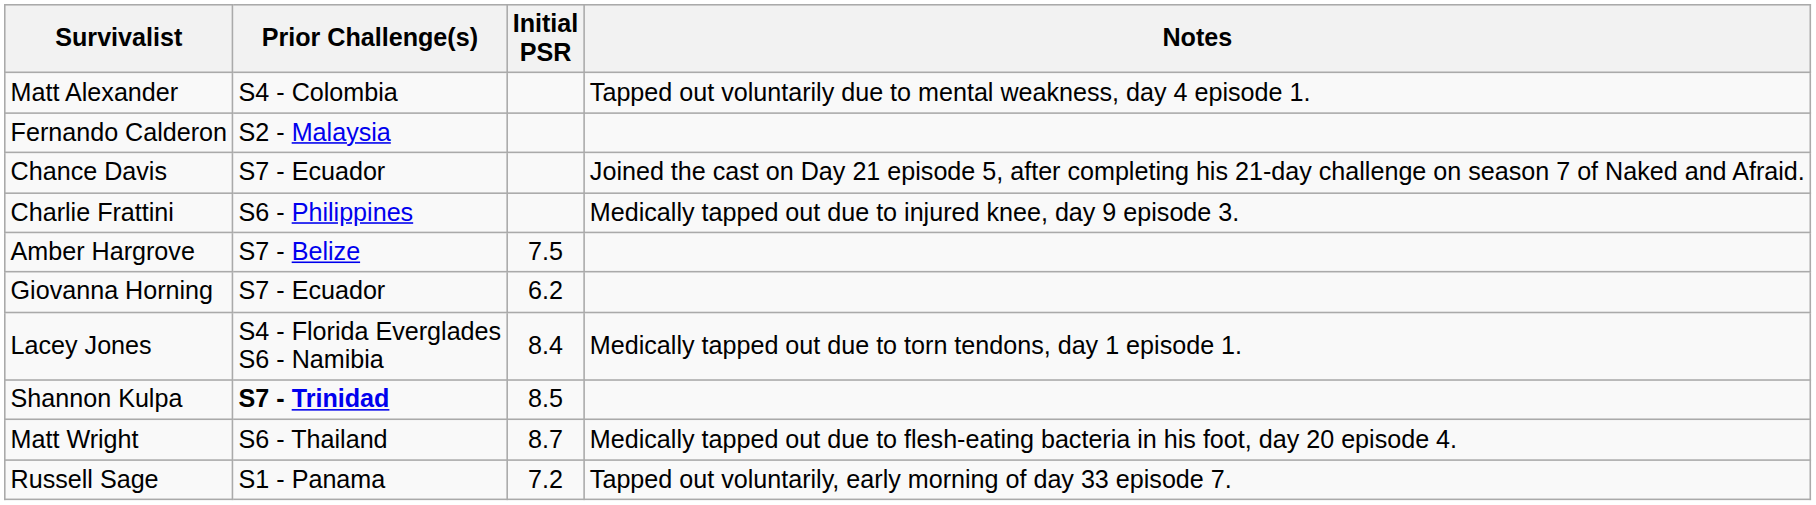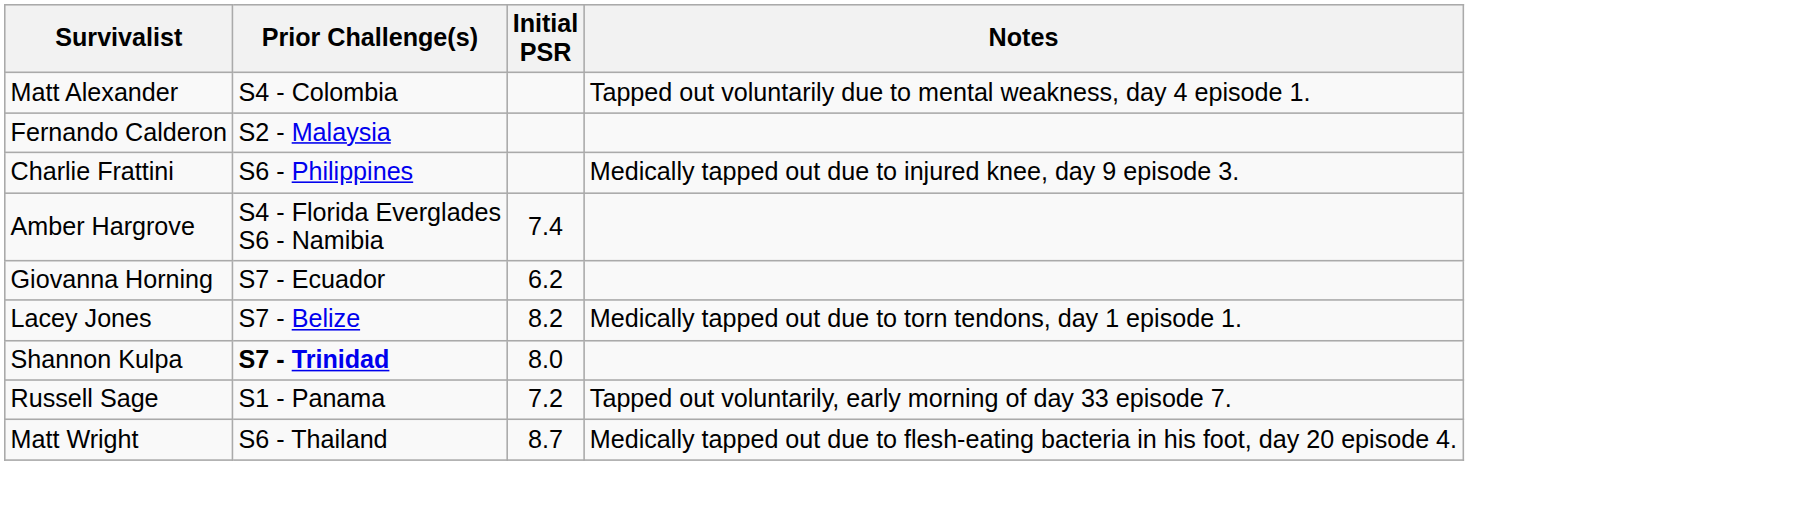- row: (89, 172)
(299, 251) S7 - Belize -> (370, 226) S4 - Florida Everglades S6 - Namibia
(545, 251) 7.5 -> (545, 226) 7.4
(370, 345) S4 - Florida Everglades S6 - Namibia -> (299, 319) S7 - Belize
(545, 345) 8.4 -> (545, 319) 8.2
(545, 399) 8.5 -> (545, 359) 8.0
rows swapped: (85, 479) <-> (75, 439)
